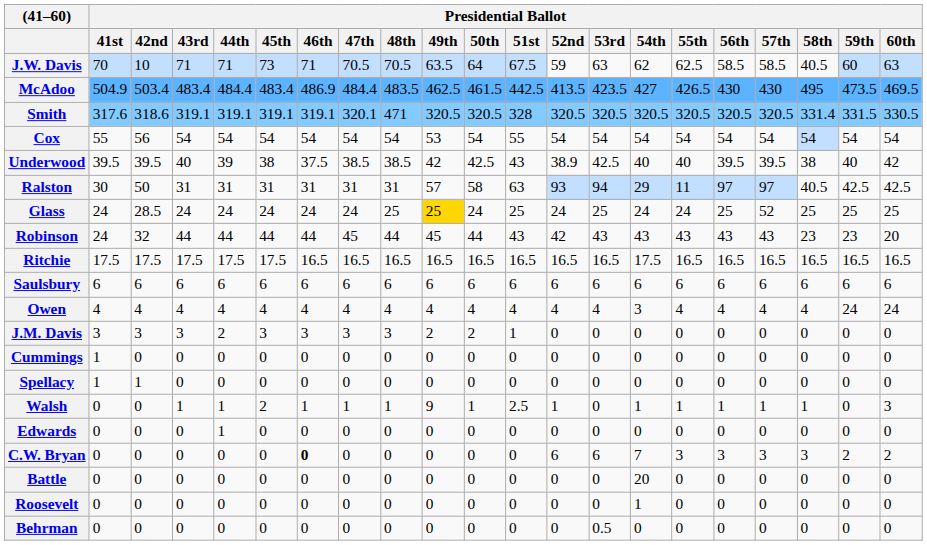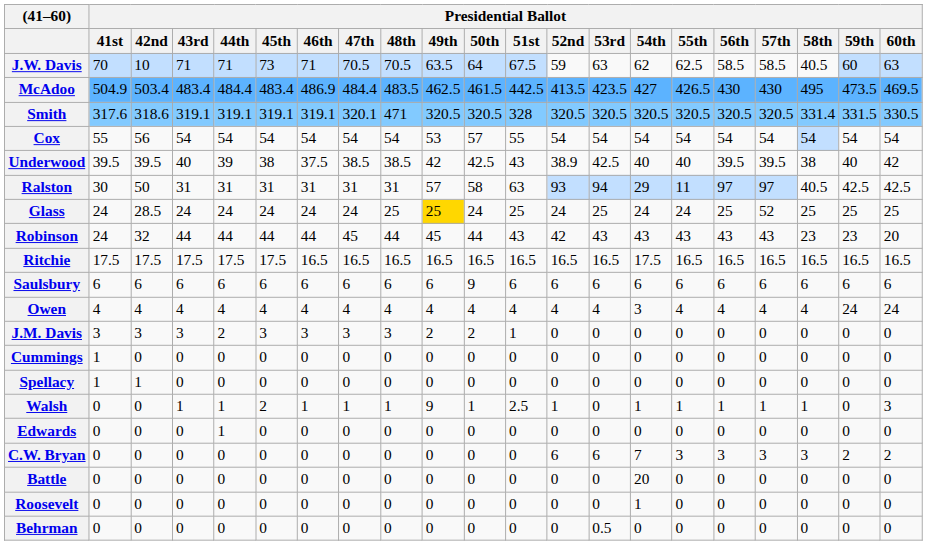(475, 138) 54 -> (475, 138) 57
(471, 284) 6 -> (471, 284) 9
(305, 455) bold -> (305, 455) normal
